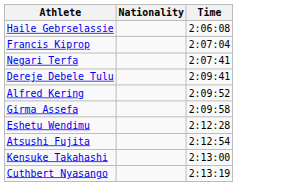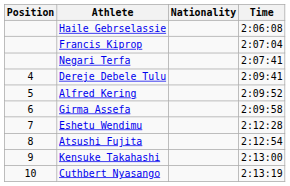+ column: (31, 12)
